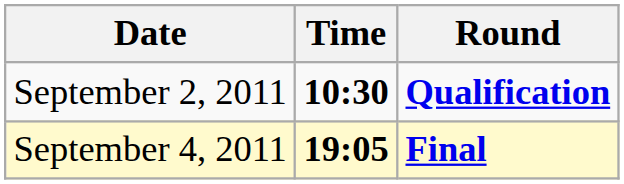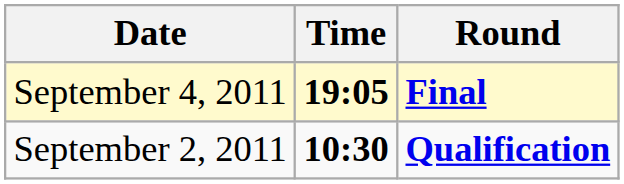rows swapped: (150, 91) <-> (150, 149)
